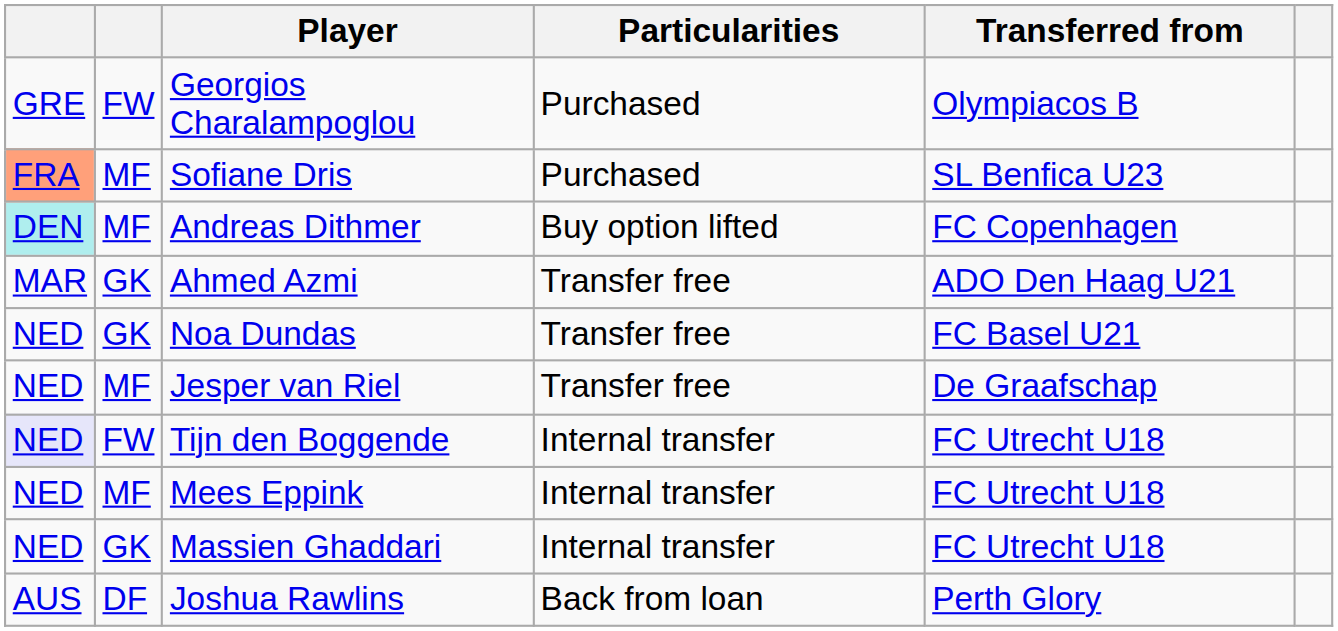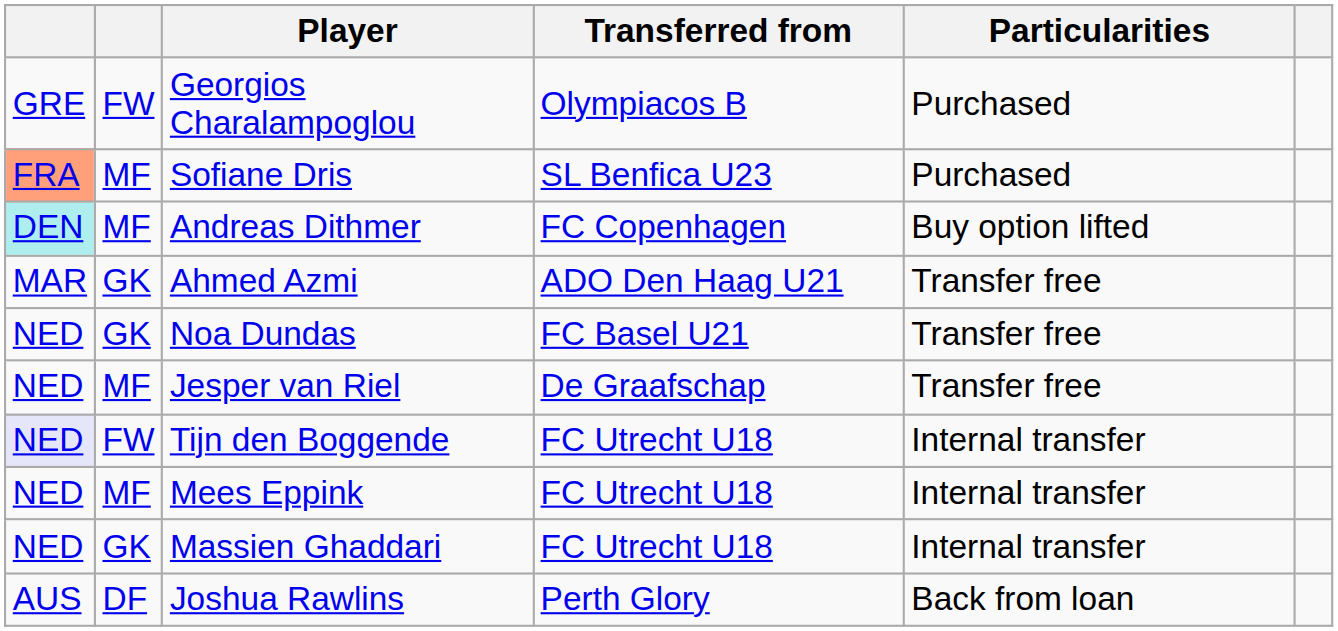columns swapped: (1110, 31) <-> (729, 31)
